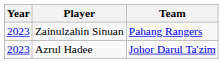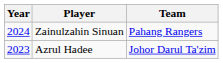(18, 31) 2023 -> (18, 31) 2024
